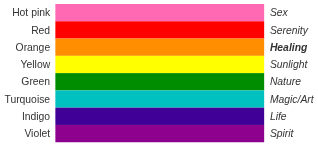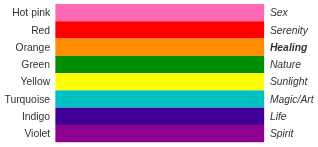rows swapped: (35, 64) <-> (36, 82)
